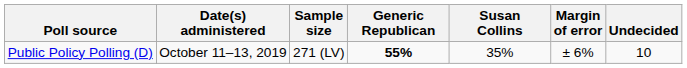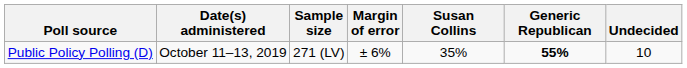columns swapped: (578, 23) <-> (398, 23)
